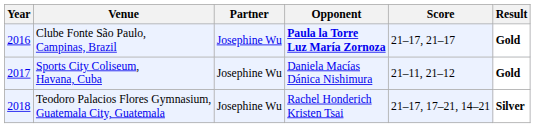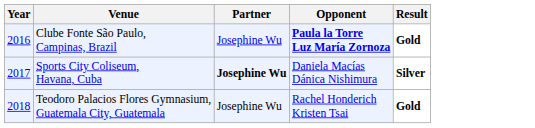- column: (441, 14)
(249, 73) normal -> (252, 73) bold
(508, 73) Gold -> (410, 73) Silver
(510, 106) Silver -> (408, 106) Gold
